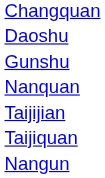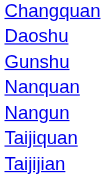rows swapped: (37, 163) <-> (35, 112)
